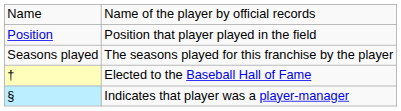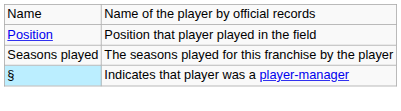- row: (11, 75)
